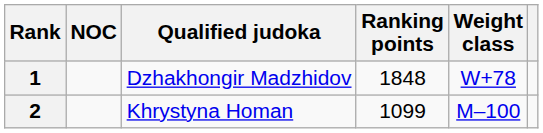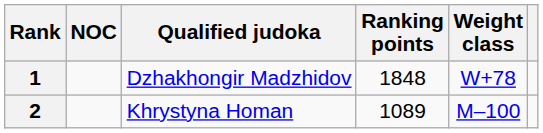(403, 111) 1099 -> (403, 111) 1089
